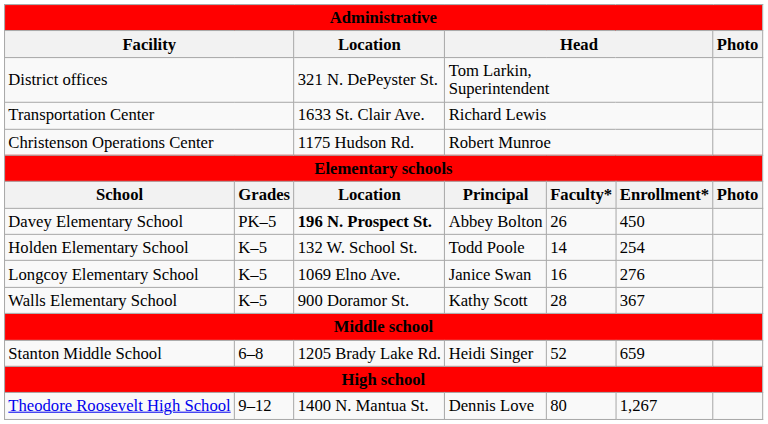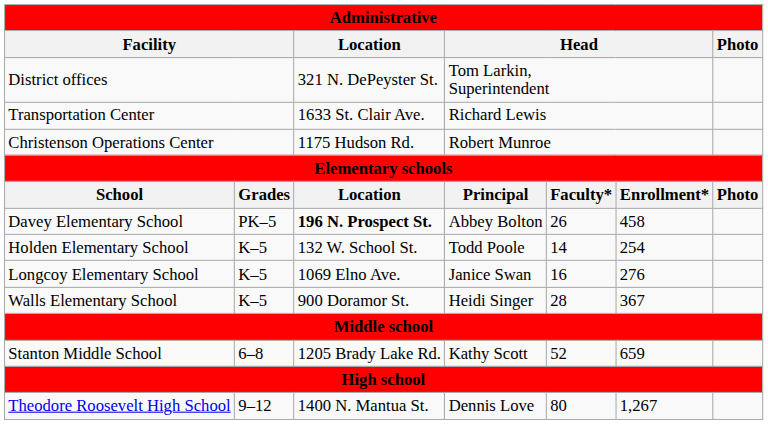(632, 221) 450 -> (632, 221) 458
(488, 300) Kathy Scott -> (491, 300) Heidi Singer
(491, 353) Heidi Singer -> (488, 353) Kathy Scott
